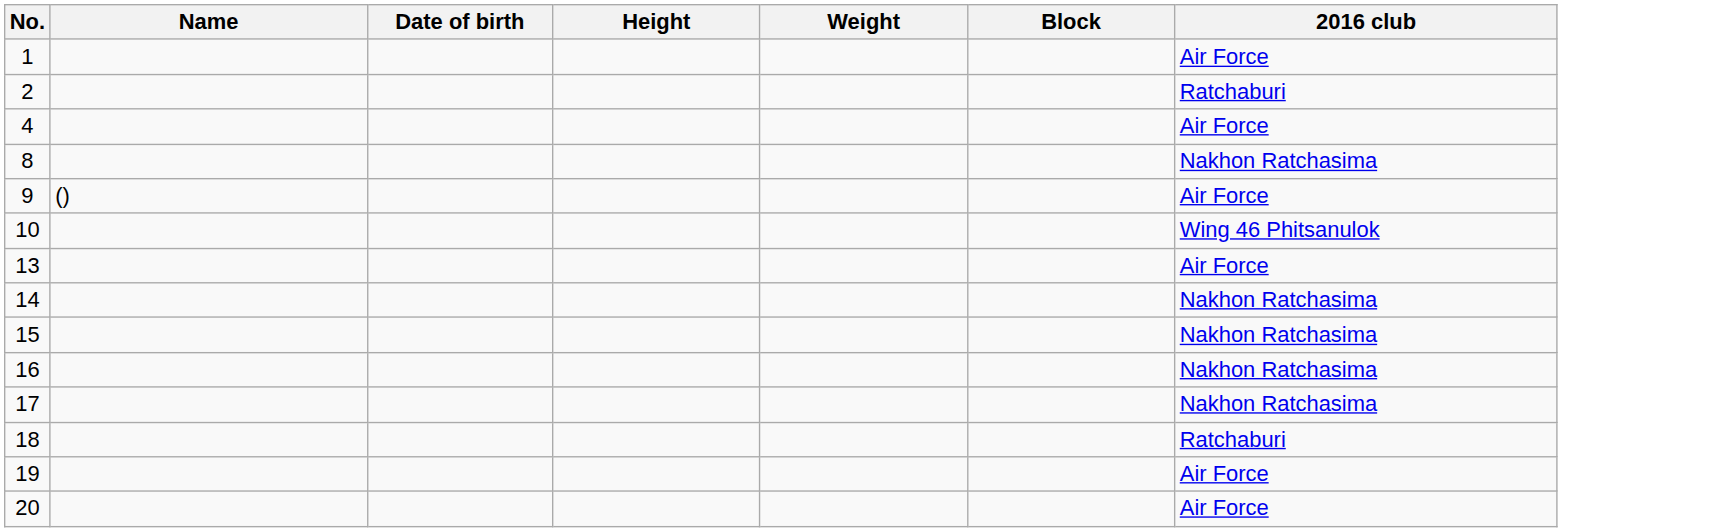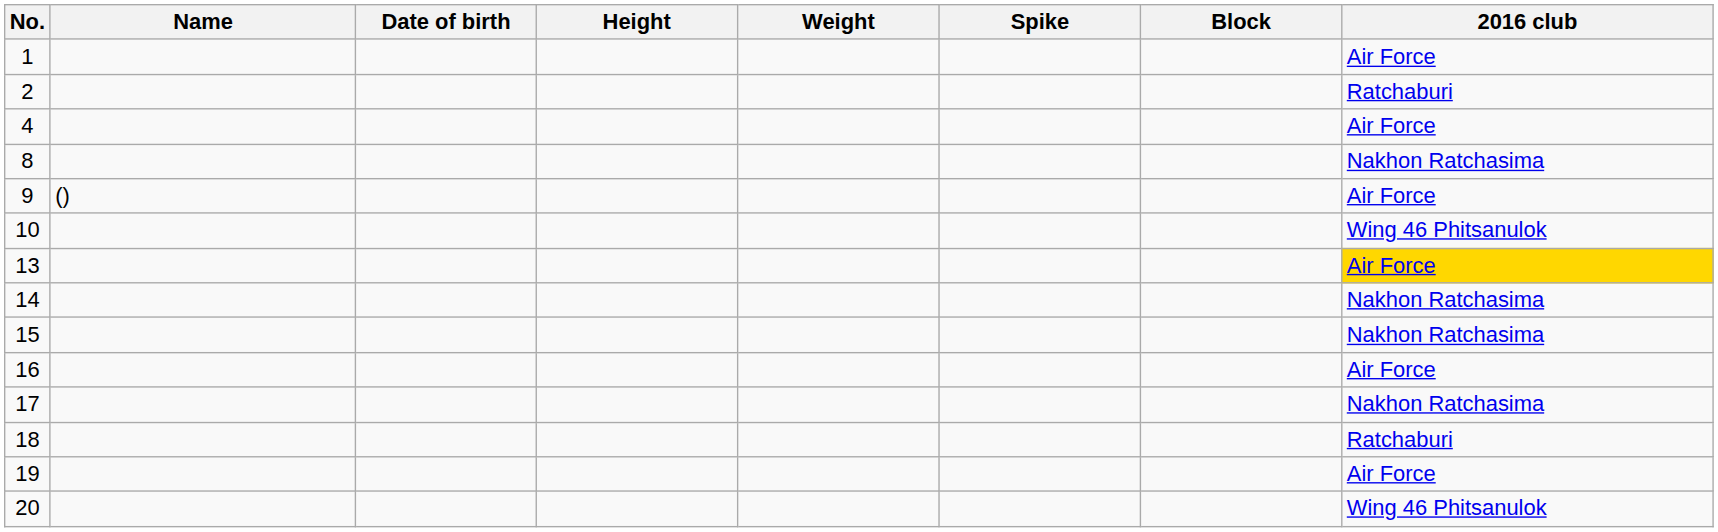+ column: (1040, 21)
(1224, 265) no background -> (1391, 265) gold background
(1278, 369) Nakhon Ratchasima -> (1391, 369) Air Force
(1224, 508) Air Force -> (1447, 508) Wing 46 Phitsanulok
